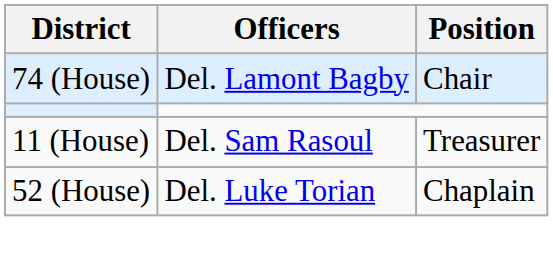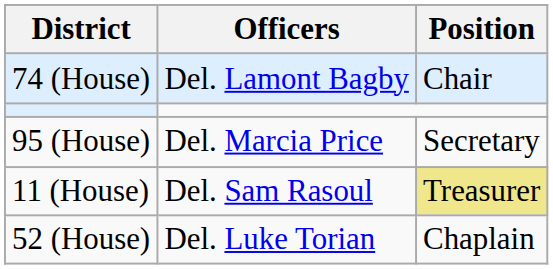+ row: (81, 141)
(482, 141) no background -> (482, 190) khaki background
